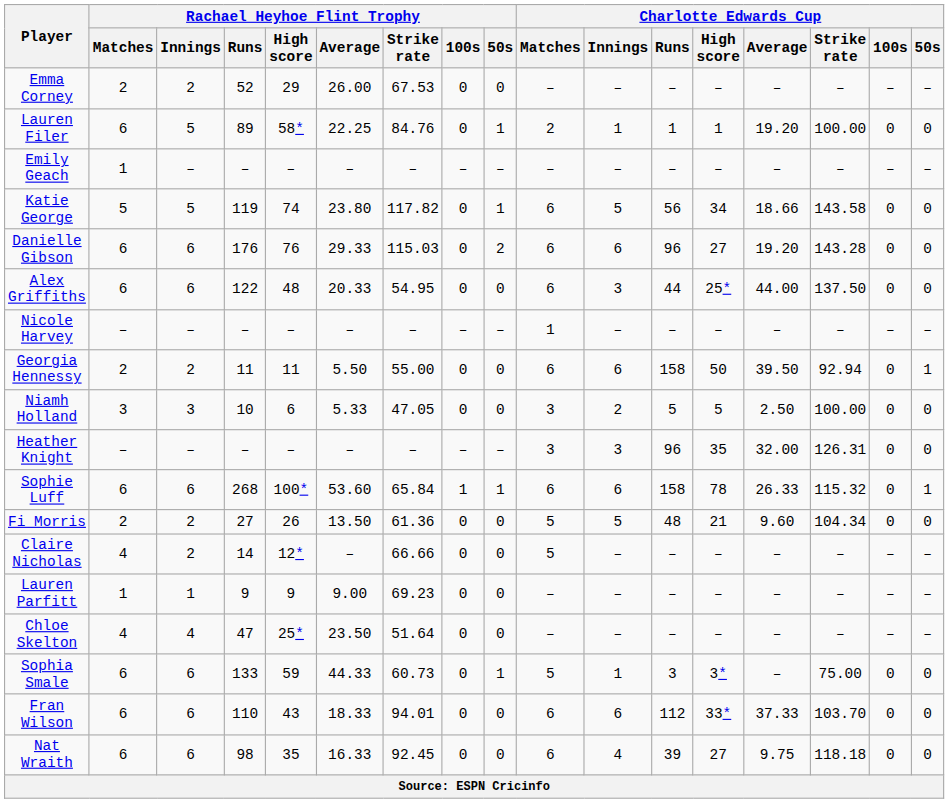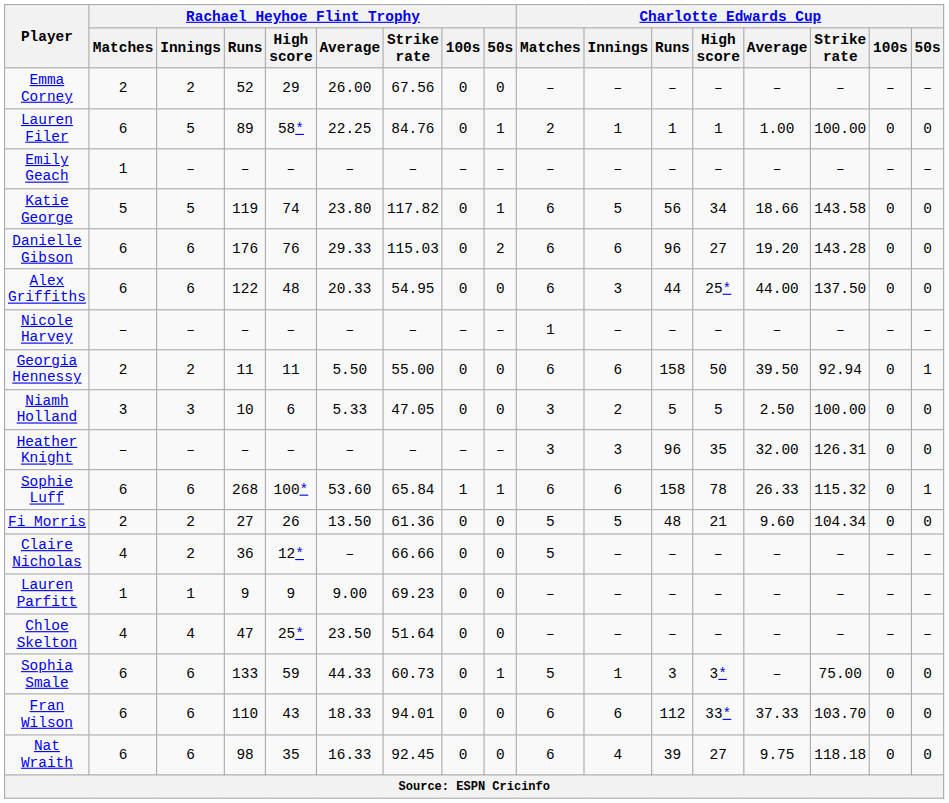(413, 88) 67.53 -> (413, 88) 67.56
(777, 128) 19.20 -> (777, 128) 1.00
(245, 554) 14 -> (245, 554) 36
